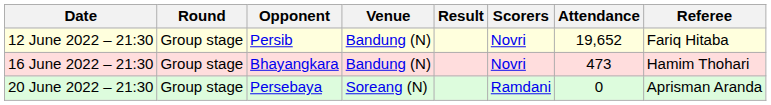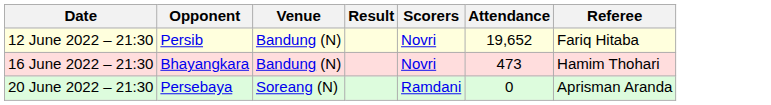- column: (202, 16)
